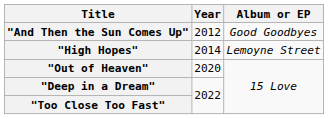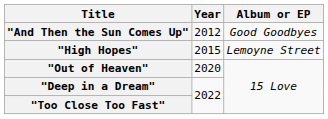(208, 50) 2014 -> (208, 50) 2015
